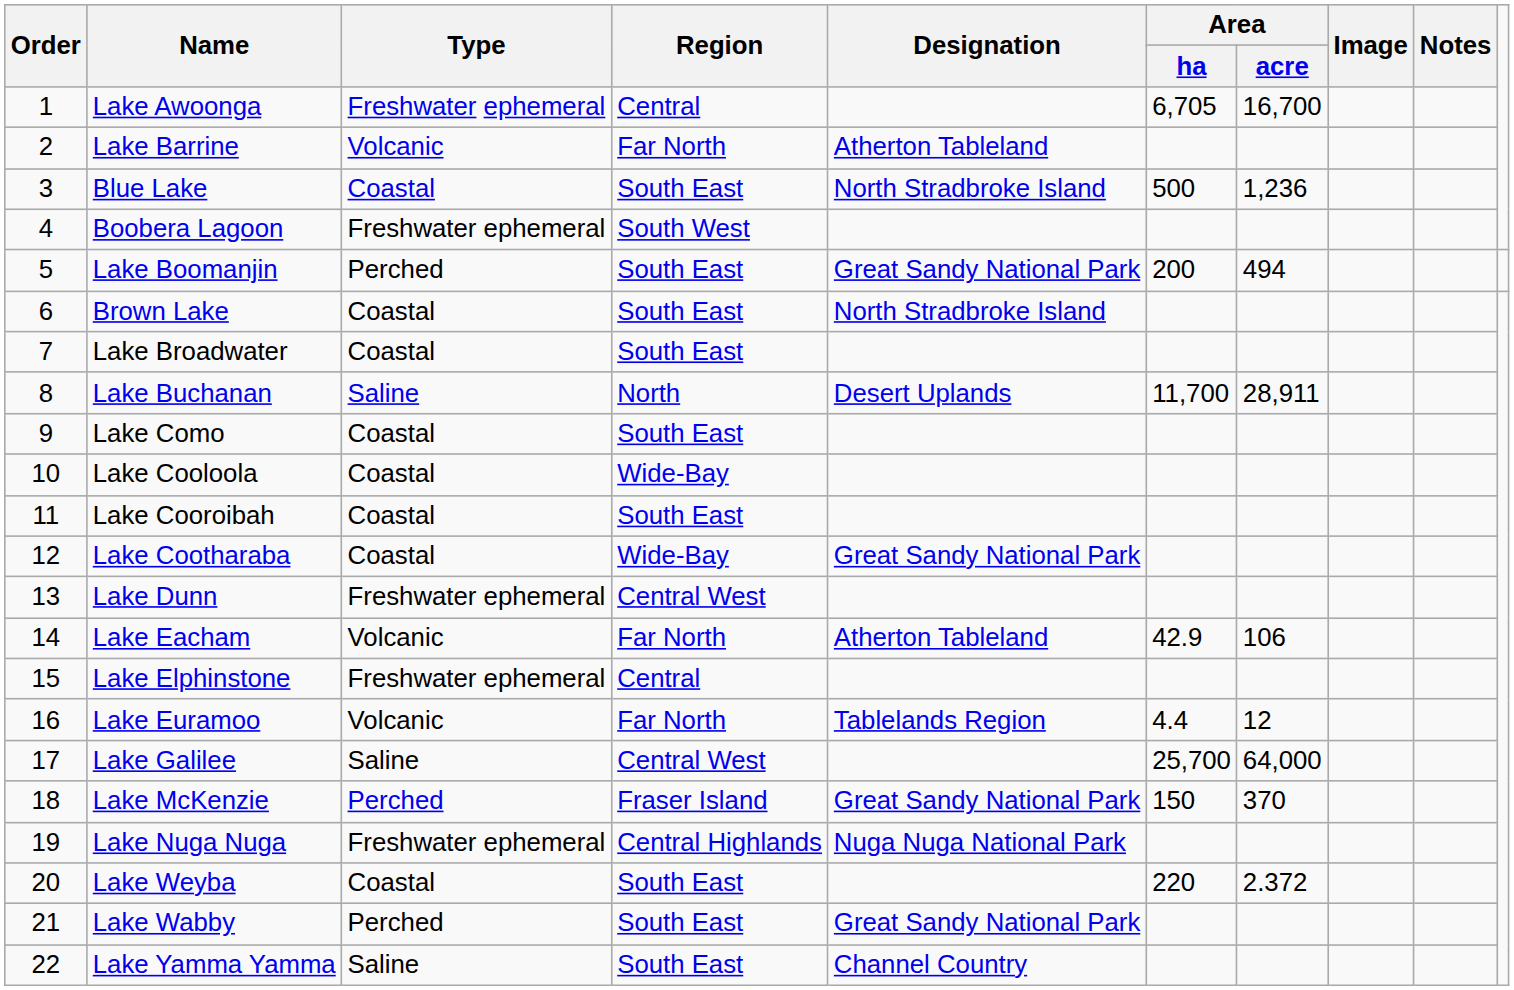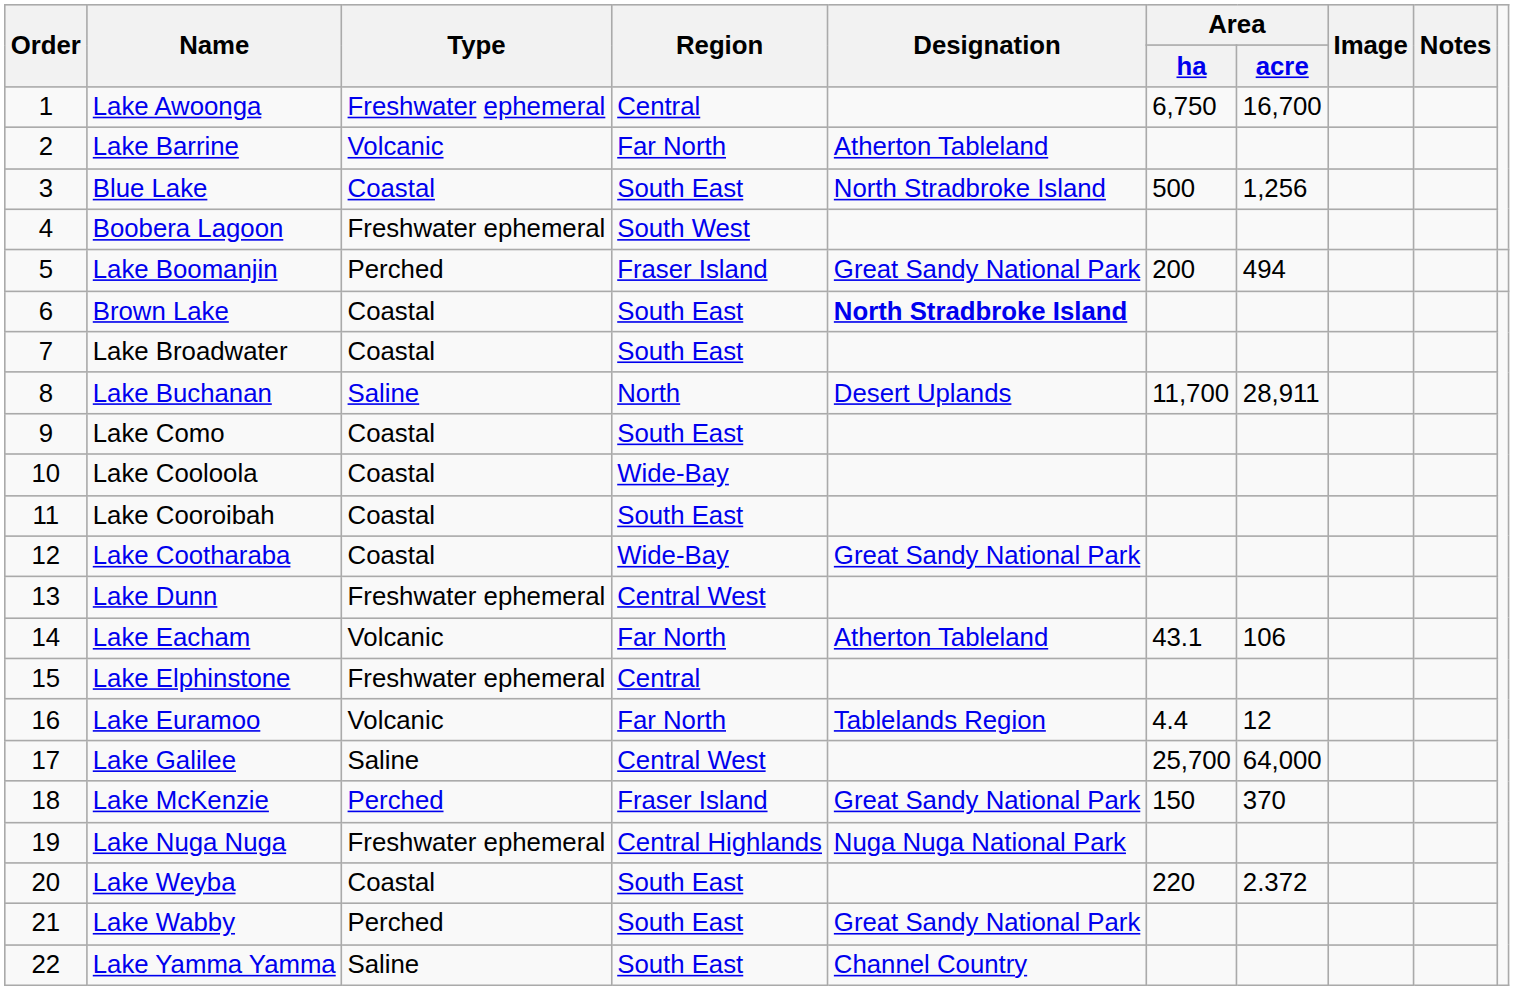(1184, 106) 6,705 -> (1184, 106) 6,750
(1275, 188) 1,236 -> (1275, 188) 1,256
(680, 270) South East -> (692, 270) Fraser Island
(970, 310) normal -> (981, 310) bold
(1177, 637) 42.9 -> (1177, 637) 43.1
